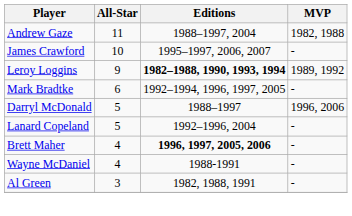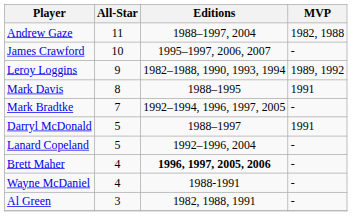(214, 70) bold -> (214, 70) normal
+ row: (35, 88)
(117, 88) 6 -> (117, 107) 7
(317, 107) 1996, 2006 -> (303, 126) 1991
